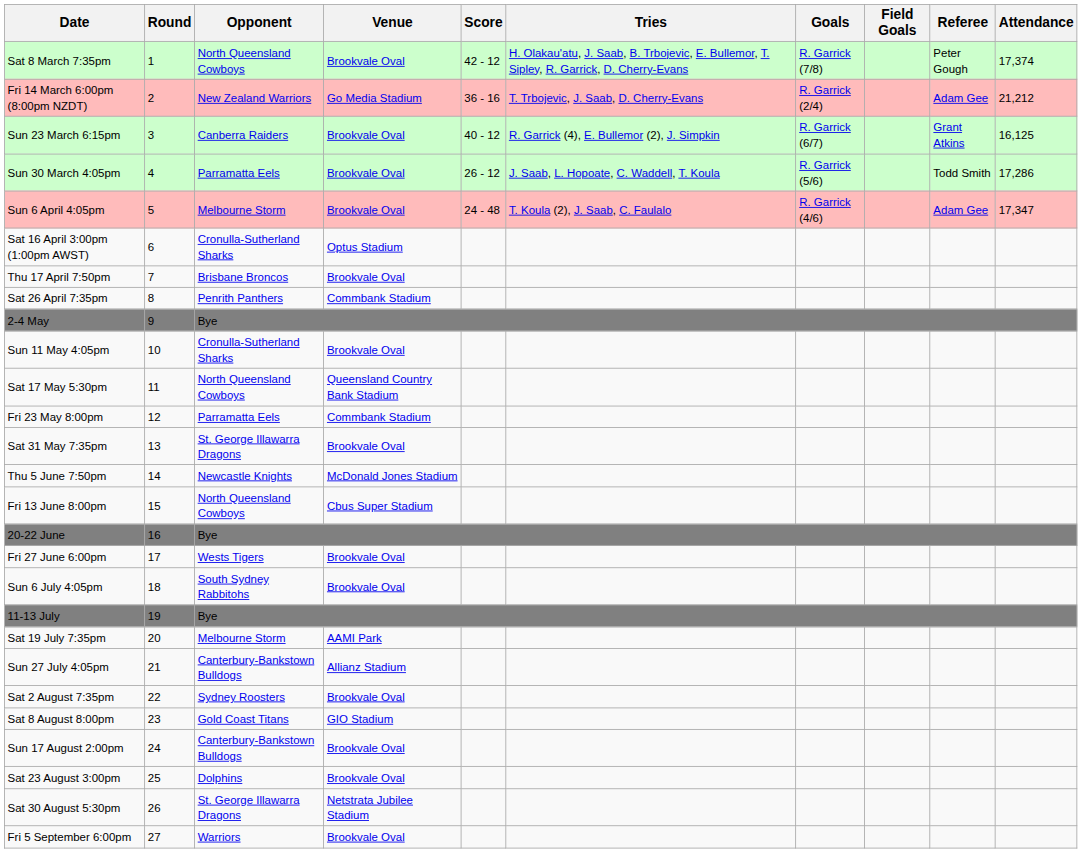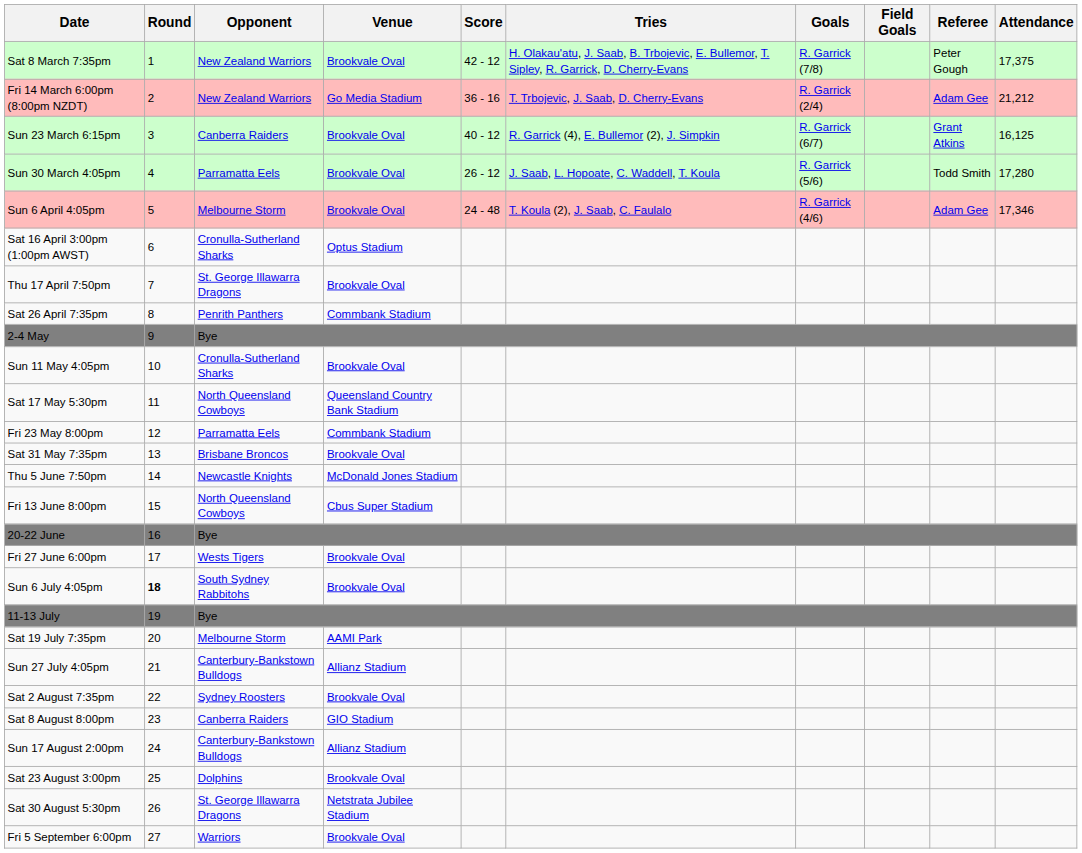(244, 60) North Queensland Cowboys -> (254, 60) New Zealand Warriors
(1016, 61) 17,374 -> (1016, 61) 17,375
(1016, 173) 17,286 -> (1016, 173) 17,280
(1016, 210) 17,347 -> (1016, 210) 17,346
(243, 276) Brisbane Broncos -> (249, 284) St. George Illawarra Dragons
(249, 446) St. George Illawarra Dragons -> (243, 453) Brisbane Broncos
(154, 587) normal -> (154, 586) bold
(243, 718) Gold Coast Titans -> (243, 718) Canberra Raiders
(366, 748) Brookvale Oval -> (366, 748) Allianz Stadium
